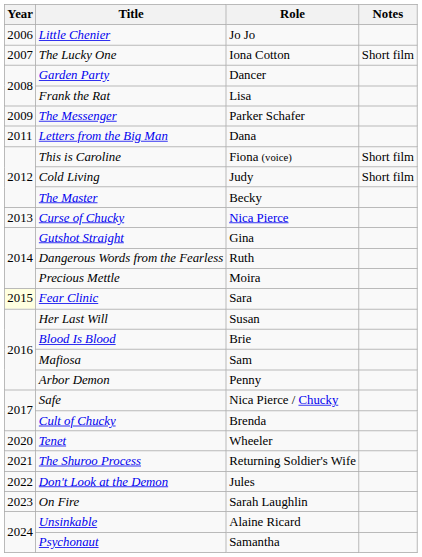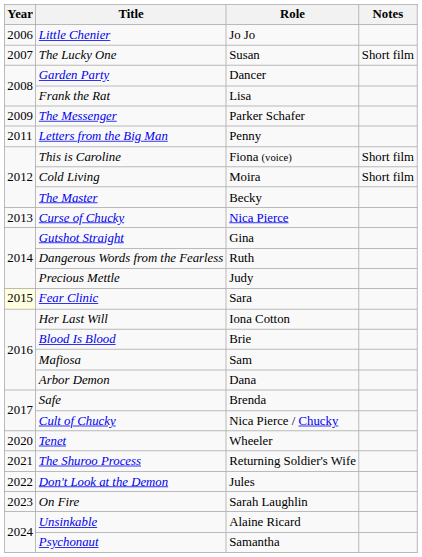(260, 55) Iona Cotton -> (244, 55) Susan
(243, 136) Dana -> (245, 136) Penny
(241, 177) Judy -> (245, 177) Moira
(245, 278) Moira -> (241, 278) Judy
(244, 319) Susan -> (260, 319) Iona Cotton
(245, 380) Penny -> (243, 380) Dana
(284, 400) Nica Pierce / Chucky -> (248, 400) Brenda
(248, 420) Brenda -> (284, 420) Nica Pierce / Chucky
